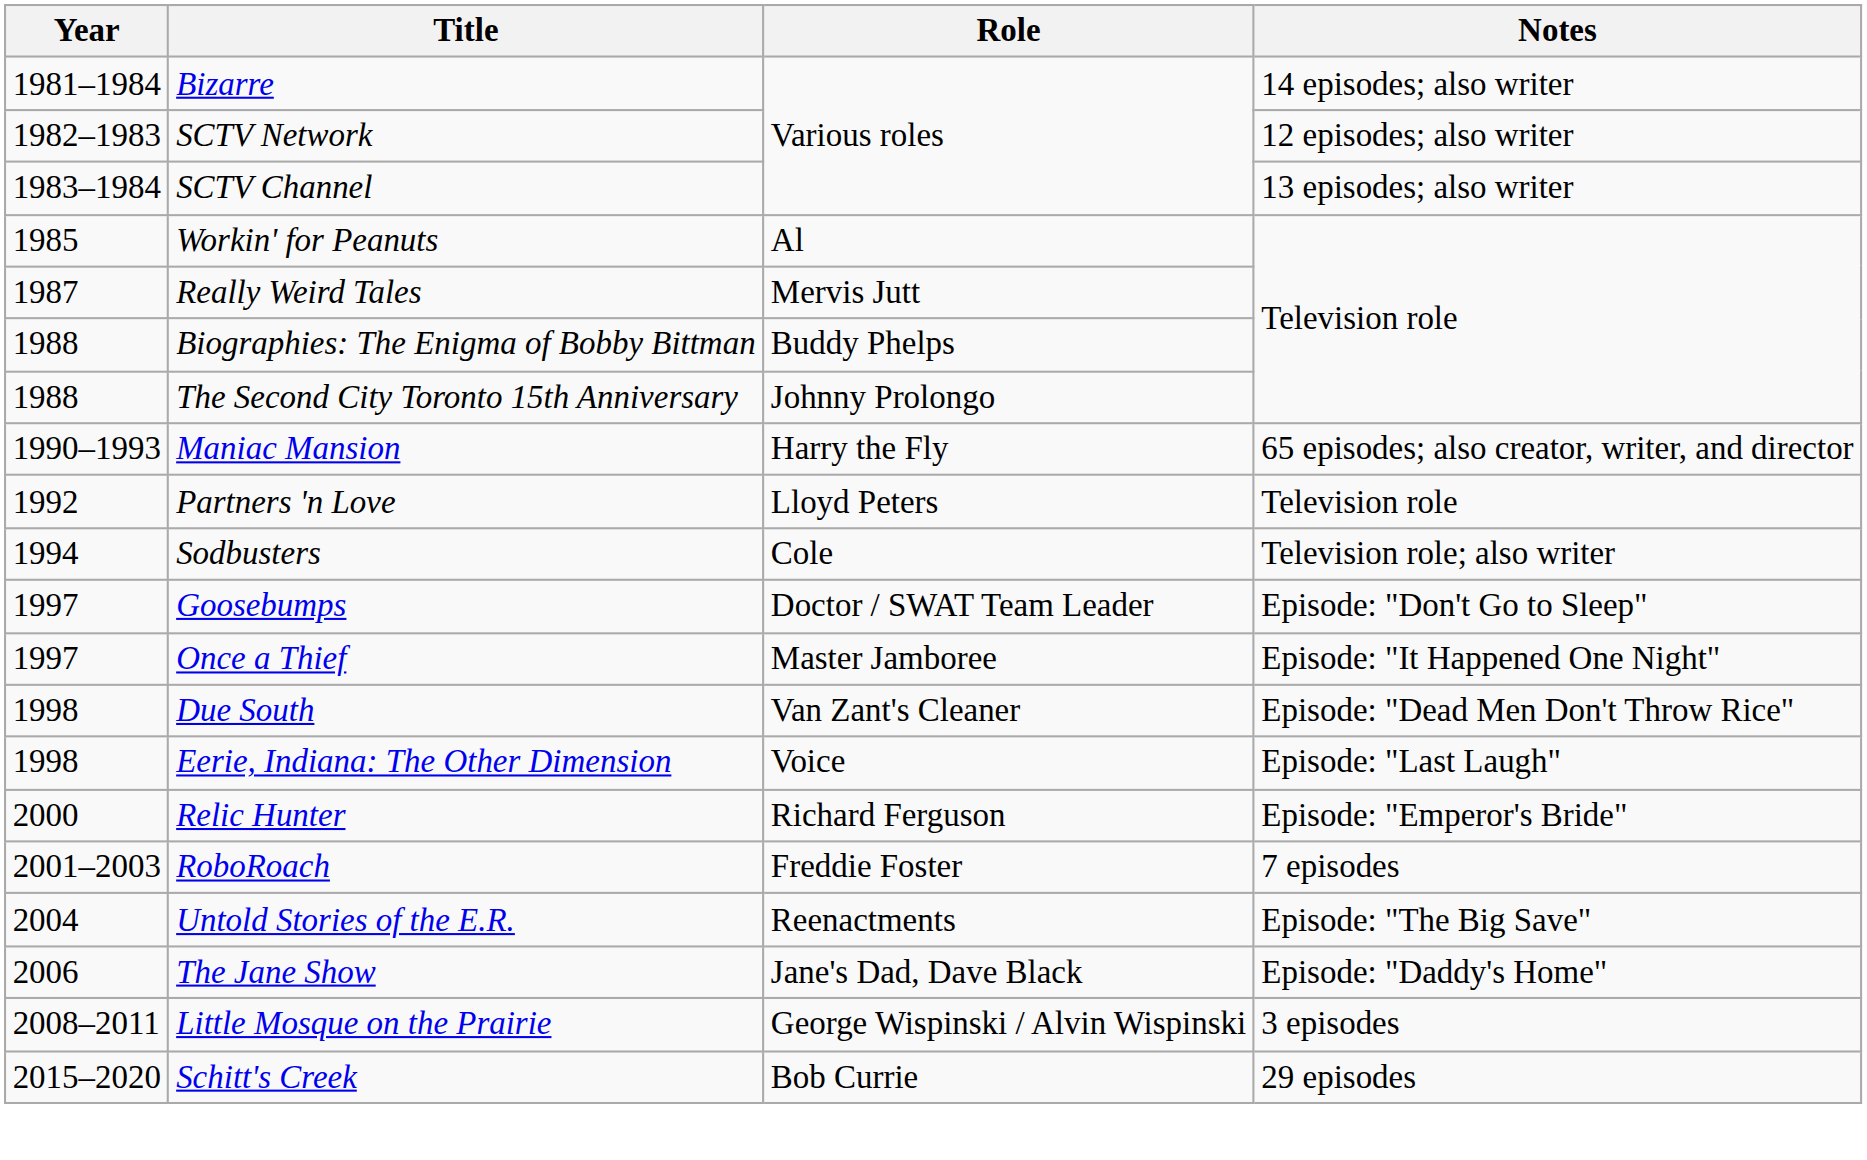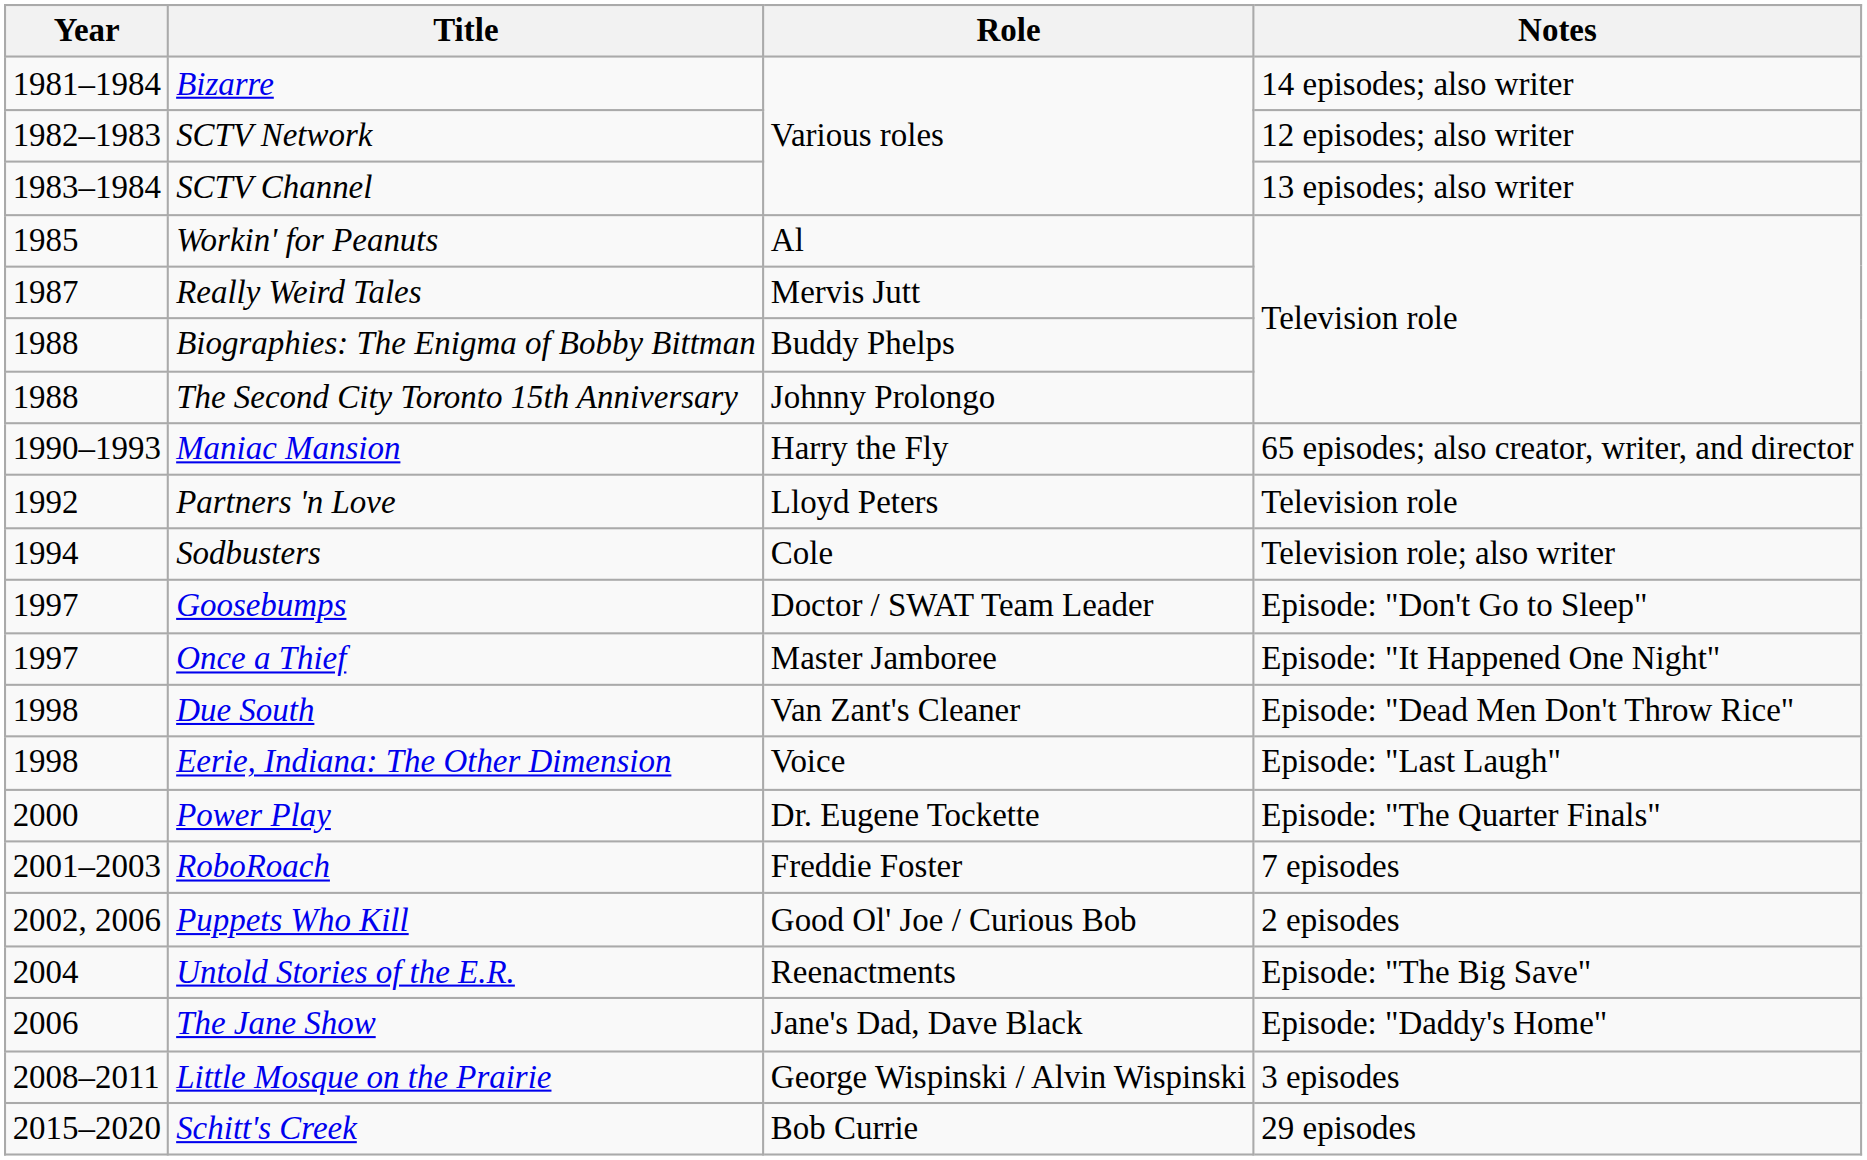+ row: (253, 814)
- row: (261, 814)
+ row: (292, 919)
